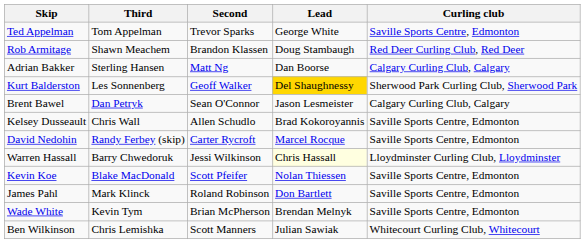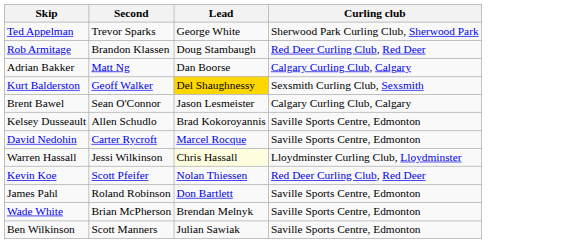- column: (138, 13)
(444, 31) Saville Sports Centre, Edmonton -> (375, 31) Sherwood Park Curling Club, Sherwood Park
(473, 85) Sherwood Park Curling Club, Sherwood Park -> (347, 85) Sexsmith Curling Club, Sexsmith
(444, 175) Saville Sports Centre, Edmonton -> (348, 175) Red Deer Curling Club, Red Deer
(455, 229) Whitecourt Curling Club, Whitecourt -> (346, 229) Saville Sports Centre, Edmonton
